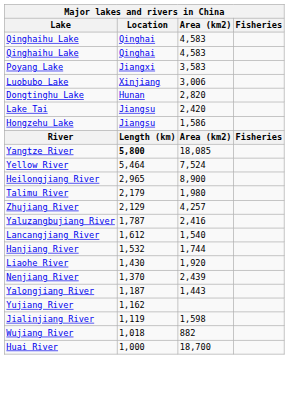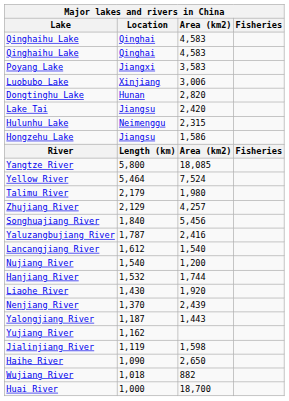+ row: (37, 123)
(132, 151) bold -> (132, 165) normal
- row: (53, 179)
+ row: (53, 221)
+ row: (40, 263)
+ row: (35, 361)
